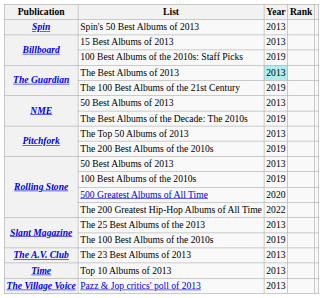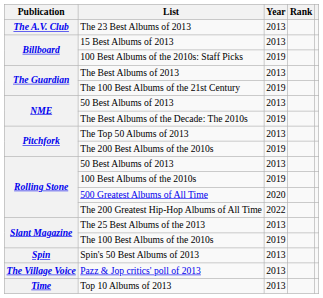rows swapped: (41, 255) <-> (41, 27)
(276, 73) paleturquoise background -> (276, 73) no background
rows swapped: (41, 270) <-> (41, 286)
